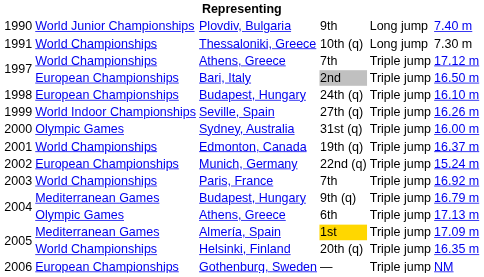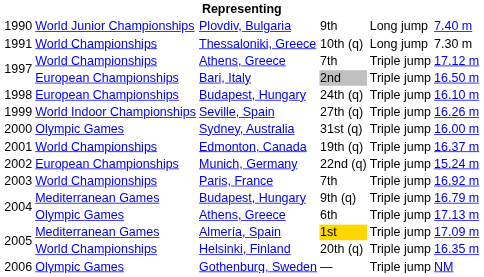(107, 266) European Championships -> (80, 266) Olympic Games
